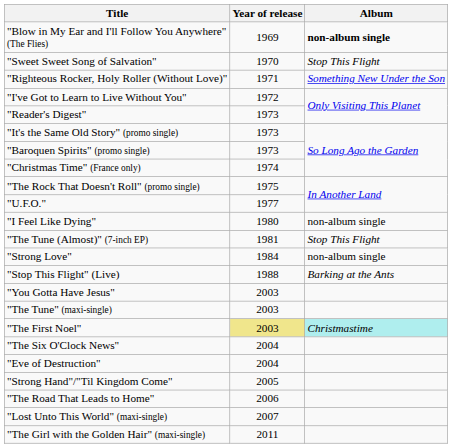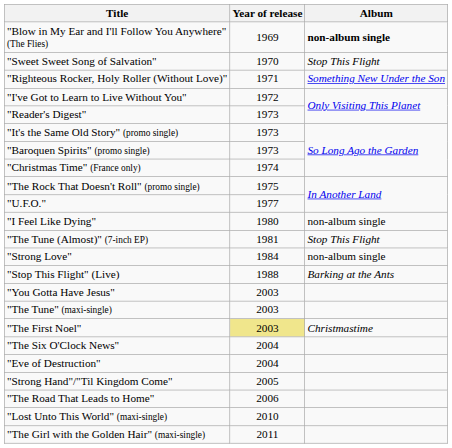(340, 327) paleturquoise background -> (340, 327) no background
(267, 416) 2007 -> (267, 416) 2010
